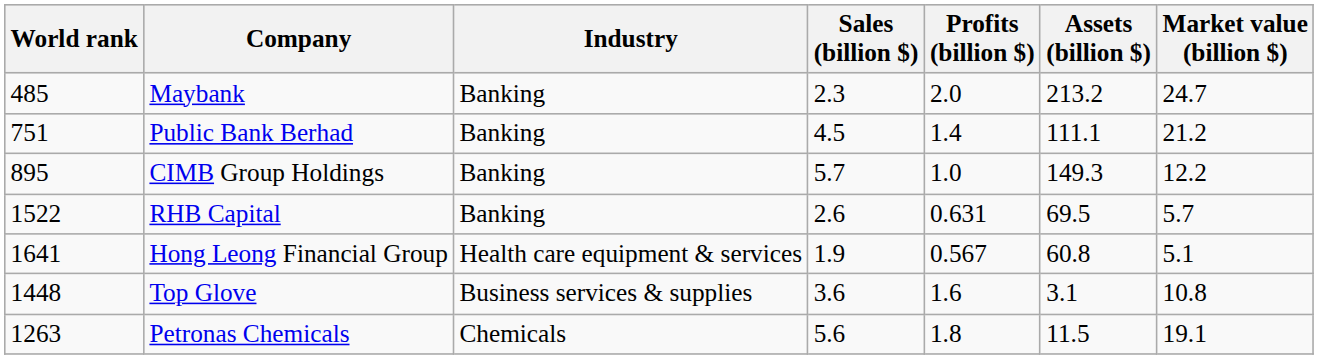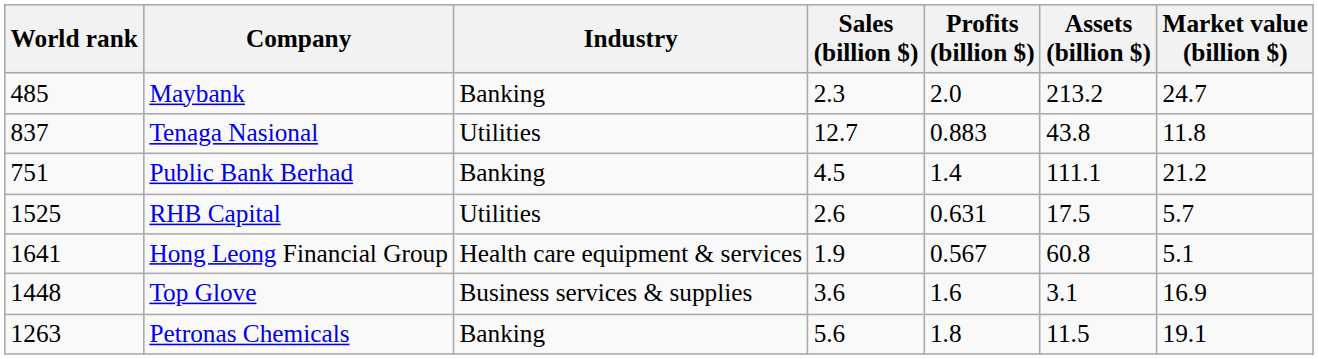+ row: (234, 133)
- row: (267, 173)
(36, 213) 1522 -> (36, 213) 1525
(502, 213) Banking -> (500, 213) Utilities
(1068, 213) 69.5 -> (1068, 213) 17.5
(1185, 293) 10.8 -> (1185, 293) 16.9
(513, 333) Chemicals -> (502, 333) Banking
